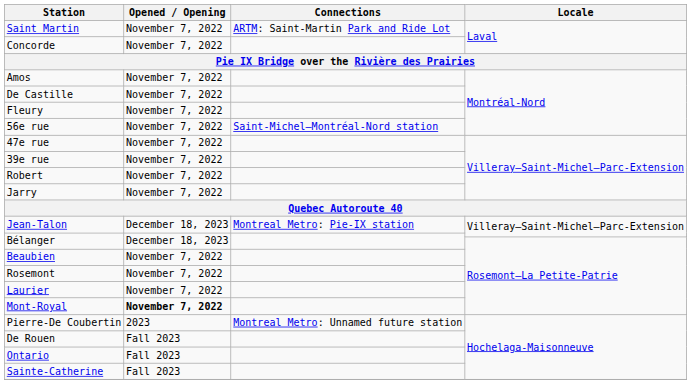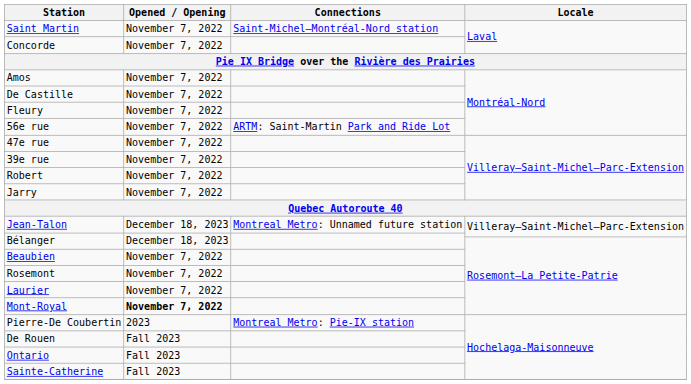(342, 29) ARTM: Saint-Martin Park and Ride Lot -> (336, 29) Saint-Michel–Montréal-Nord station
(336, 127) Saint-Michel–Montréal-Nord station -> (342, 127) ARTM: Saint-Martin Park and Ride Lot
(324, 225) Montreal Metro: Pie-IX station -> (348, 225) Montreal Metro: Unnamed future station
(348, 323) Montreal Metro: Unnamed future station -> (324, 323) Montreal Metro: Pie-IX station
